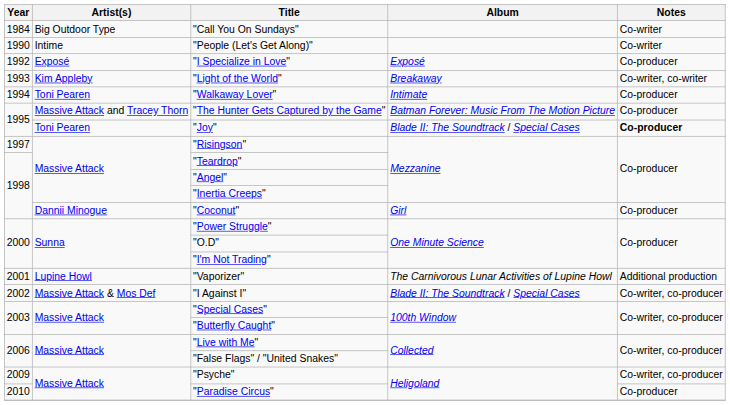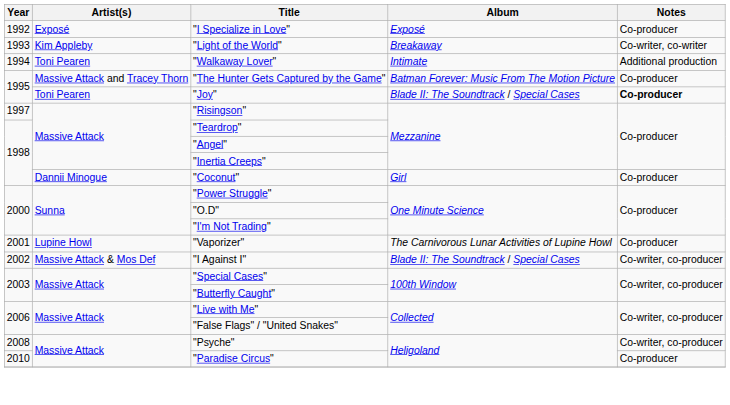- row: (246, 29)
- row: (253, 45)
(649, 95) Co-producer -> (668, 62) Additional production
(668, 276) Additional production -> (649, 243) Co-producer
(18, 375) 2009 -> (18, 342) 2008
